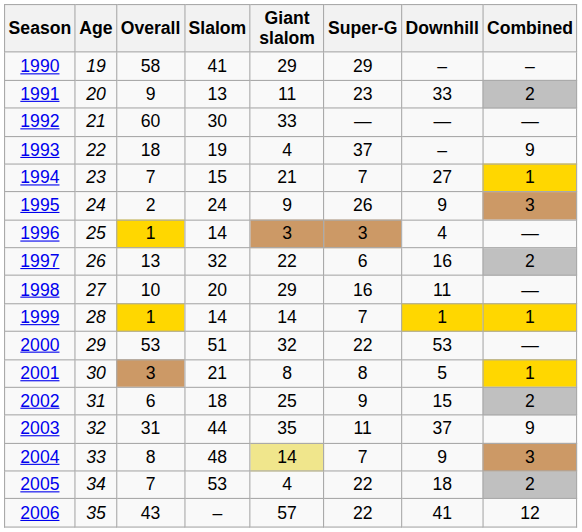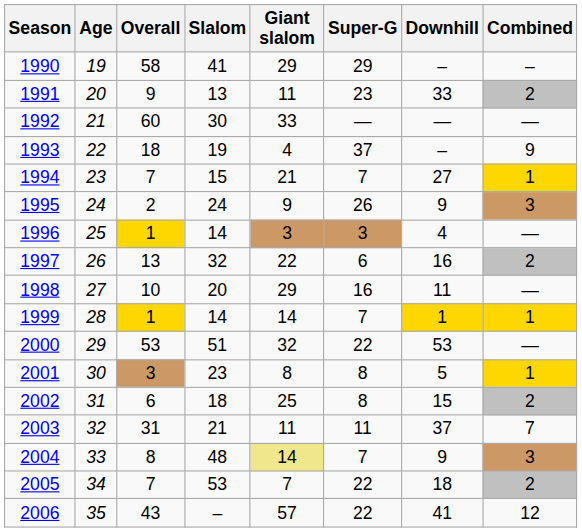(217, 373) 21 -> (217, 373) 23
(363, 401) 9 -> (363, 401) 8
(217, 429) 44 -> (217, 429) 21
(287, 429) 35 -> (287, 429) 11
(530, 429) 9 -> (530, 429) 7
(287, 484) 4 -> (287, 484) 7
